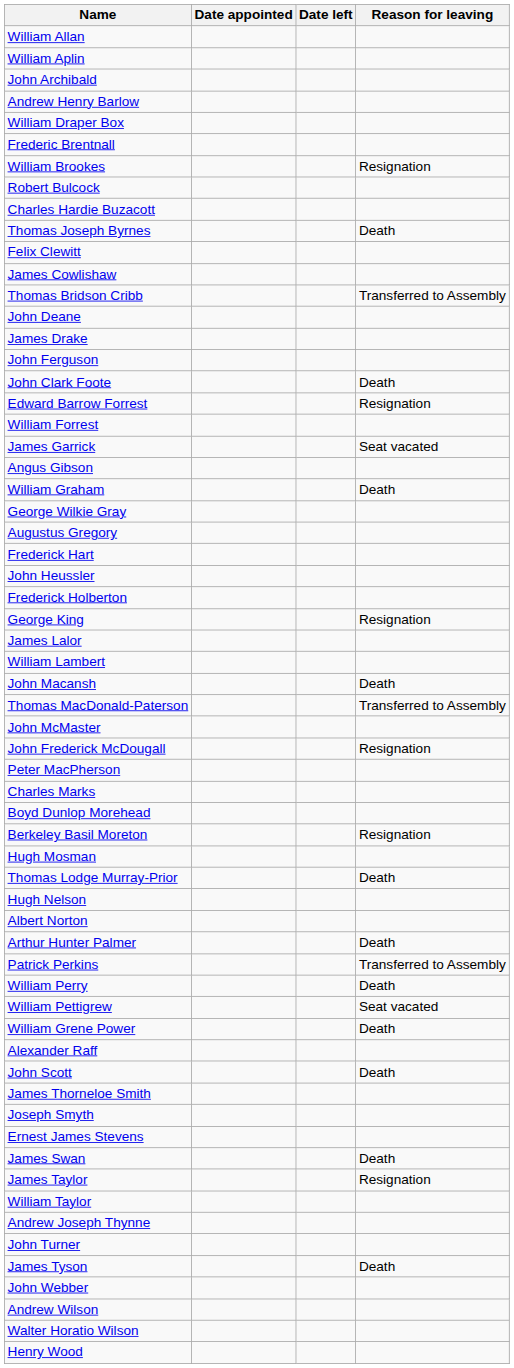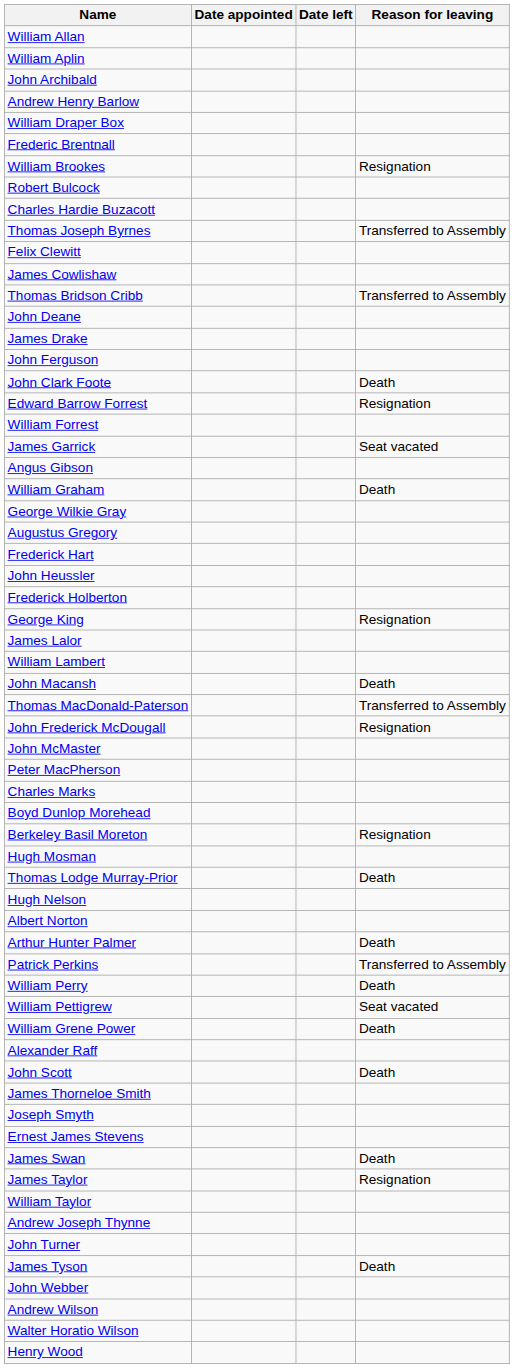(377, 230) Death -> (432, 230) Transferred to Assembly
rows swapped: (87, 748) <-> (54, 727)
